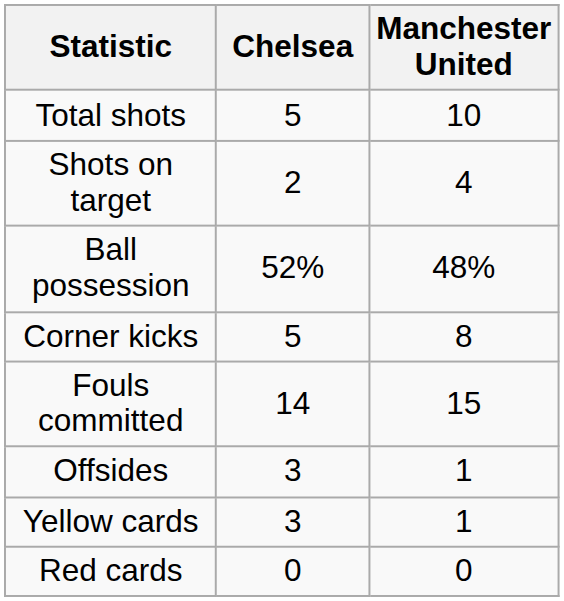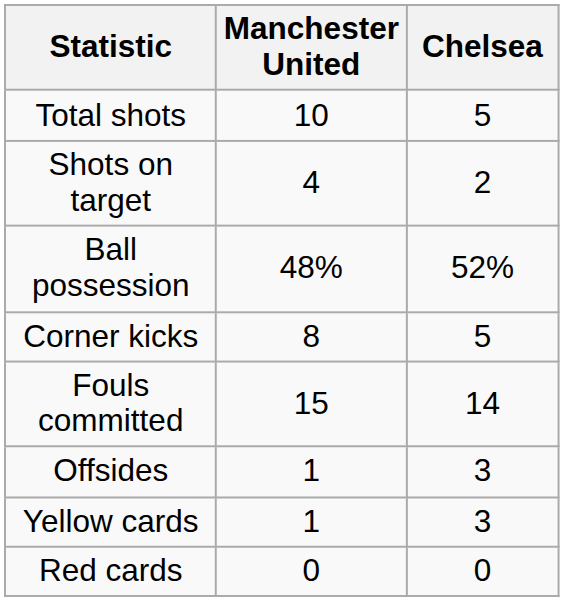columns swapped: (293, 47) <-> (464, 47)
